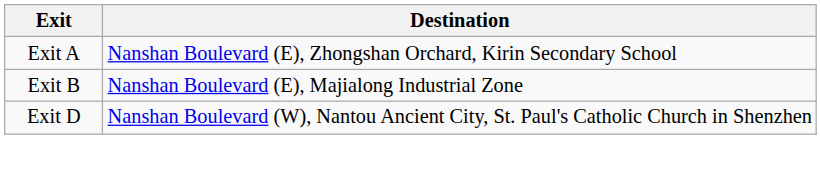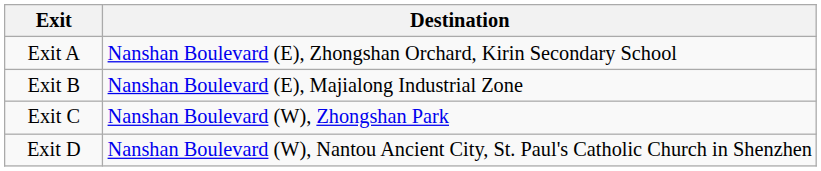+ row: (54, 117)
